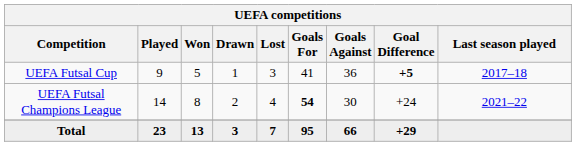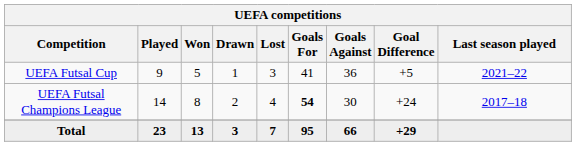(406, 73) bold -> (406, 73) normal
(504, 73) 2017–18 -> (504, 73) 2021–22
(504, 102) 2021–22 -> (504, 102) 2017–18
